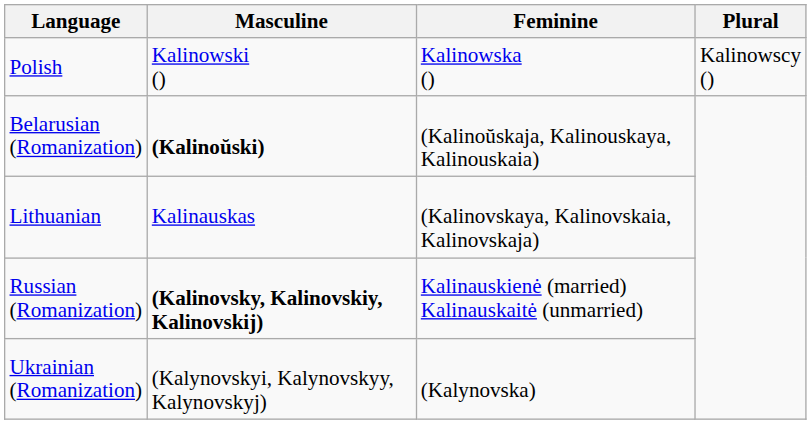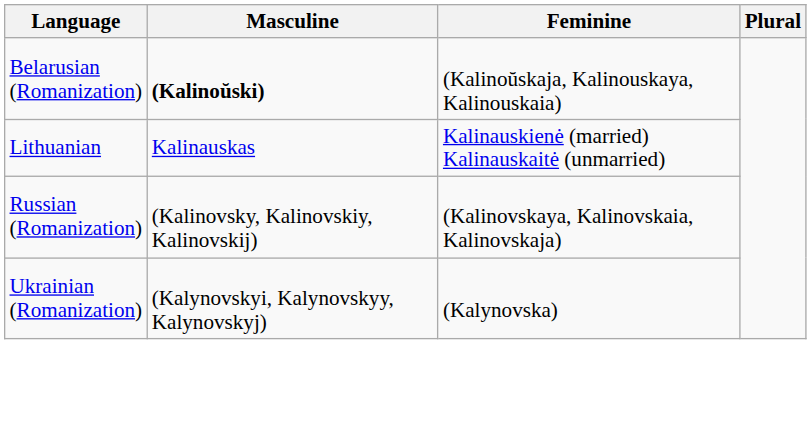- row: (36, 66)
(546, 228) (Kalinovskaya, Kalinovskaia, Kalinovskaja) -> (554, 147) Kalinauskienė (married) Kalinauskaitė (unmarried)
(267, 309) bold -> (262, 228) normal
(532, 297) Kalinauskienė (married) Kalinauskaitė (unmarried) -> (568, 228) (Kalinovskaya, Kalinovskaia, Kalinovskaja)
